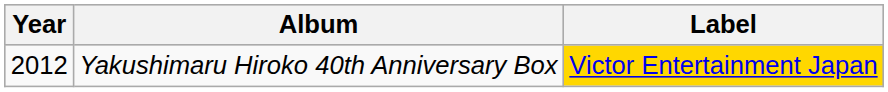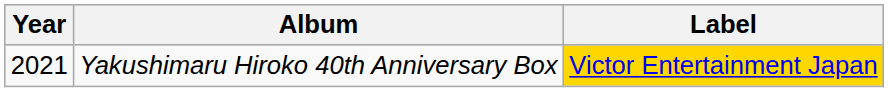(39, 65) 2012 -> (39, 65) 2021
